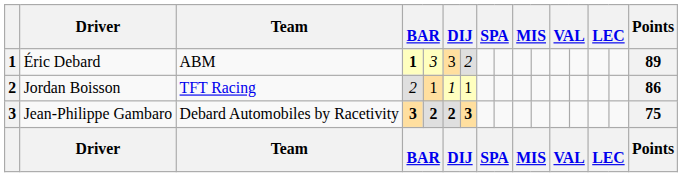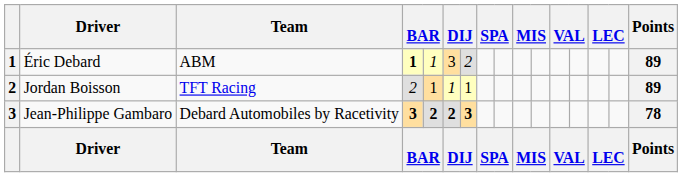(433, 61) 3 -> (433, 61) 1
(653, 87) 86 -> (653, 87) 89
(653, 113) 75 -> (653, 113) 78
